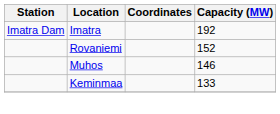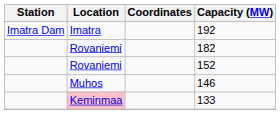+ row: (206, 48)
(96, 83) no background -> (96, 100) pink background
